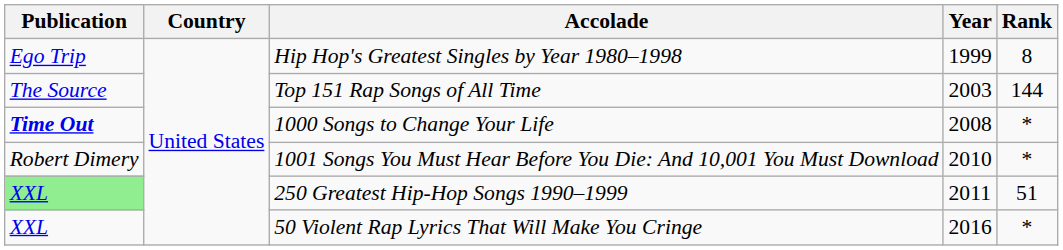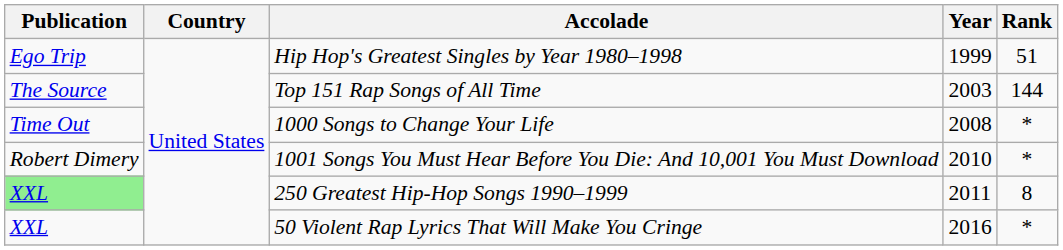(1027, 55) 8 -> (1027, 55) 51
(52, 124) bold -> (50, 124) normal
(1027, 192) 51 -> (1027, 192) 8
